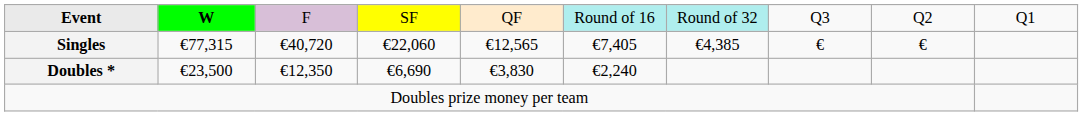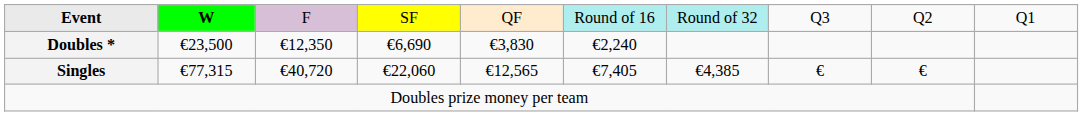rows swapped: (81, 44) <-> (81, 71)
